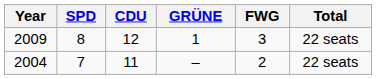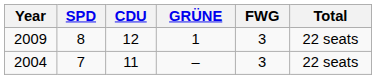(262, 62) 2 -> (262, 62) 3
